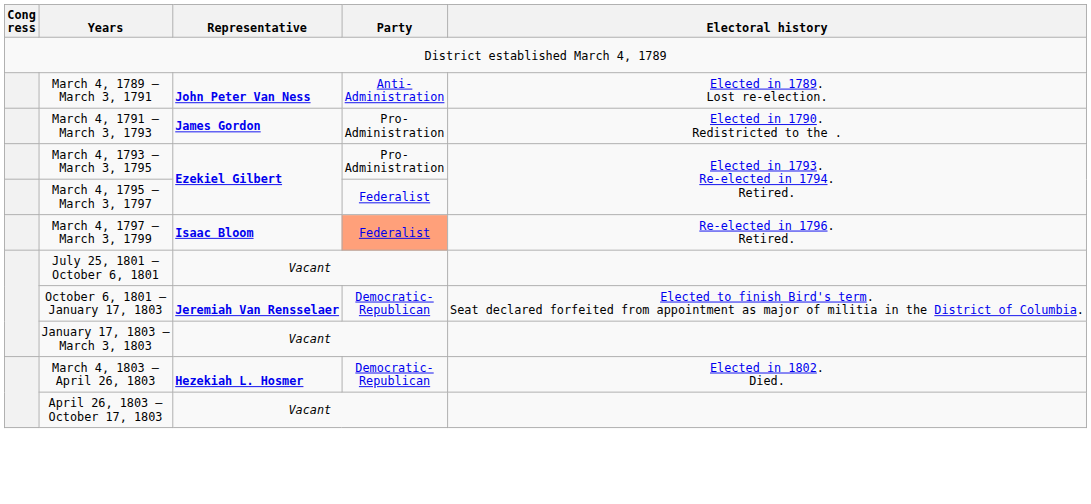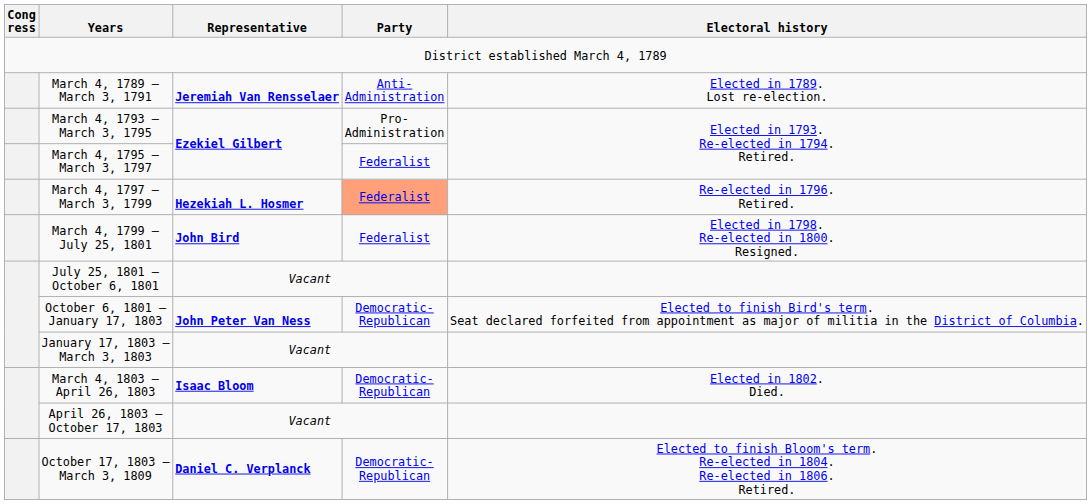(243, 97) John Peter Van Ness -> (257, 97) Jeremiah Van Rensselaer
- row: (105, 126)
(214, 233) Isaac Bloom -> (239, 204) Hezekiah L. Hosmer
+ row: (105, 238)
(257, 310) Jeremiah Van Rensselaer -> (243, 321) John Peter Van Ness
(239, 381) Hezekiah L. Hosmer -> (214, 386) Isaac Bloom
+ row: (106, 469)
